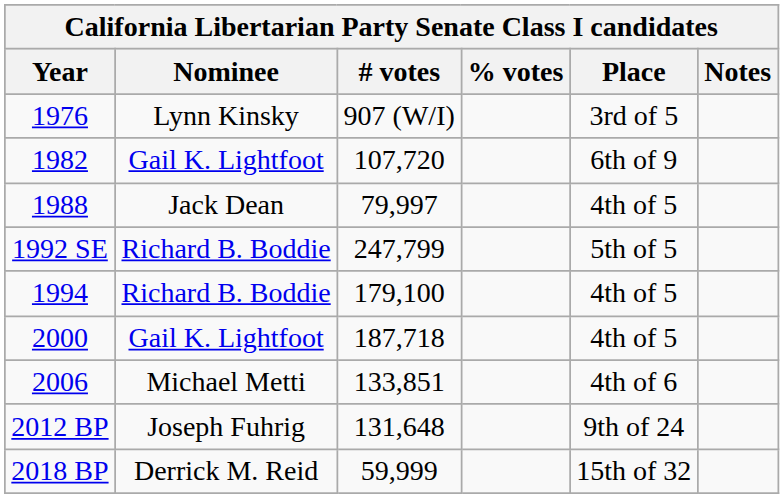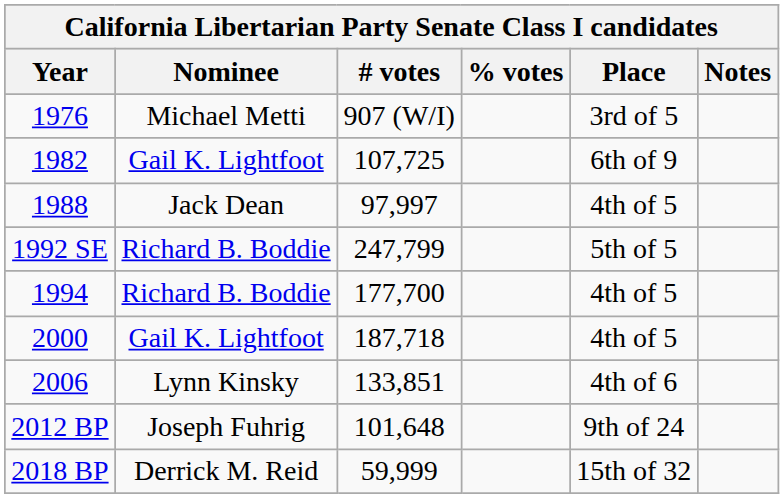(226, 115) Lynn Kinsky -> (226, 115) Michael Metti
(399, 159) 107,720 -> (399, 159) 107,725
(399, 204) 79,997 -> (399, 204) 97,997
(399, 293) 179,100 -> (399, 293) 177,700
(226, 381) Michael Metti -> (226, 381) Lynn Kinsky
(399, 426) 131,648 -> (399, 426) 101,648
